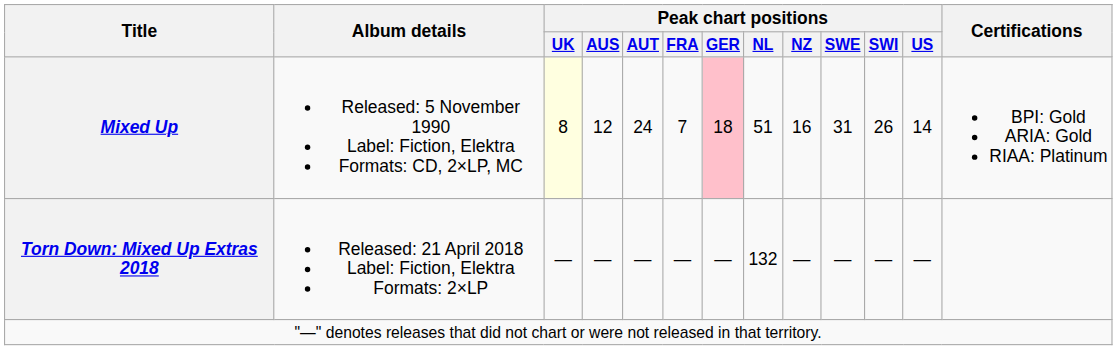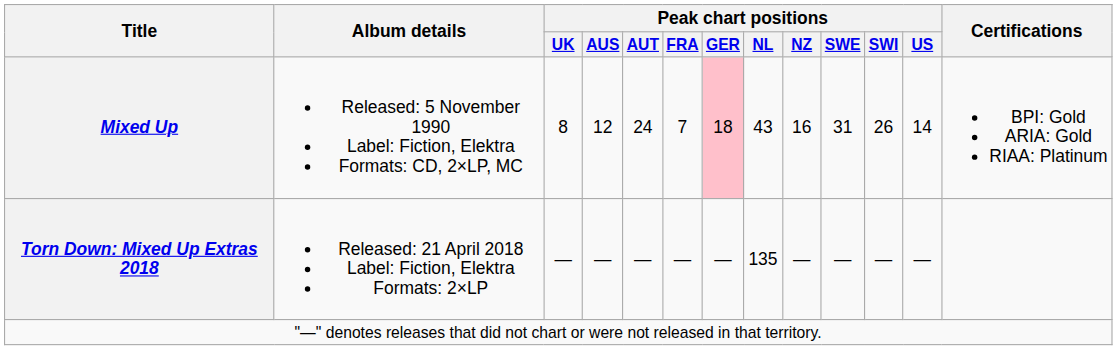(563, 127) lightyellow background -> (563, 127) no background
(763, 127) 51 -> (763, 127) 43
(763, 258) 132 -> (763, 258) 135
